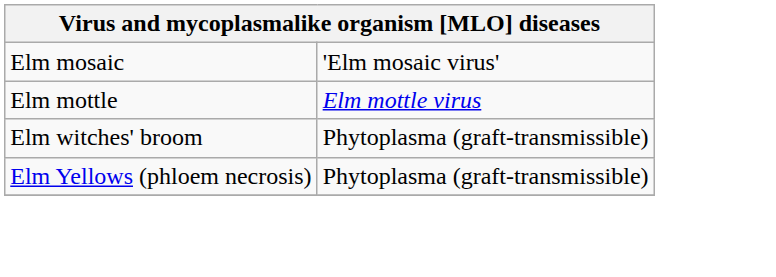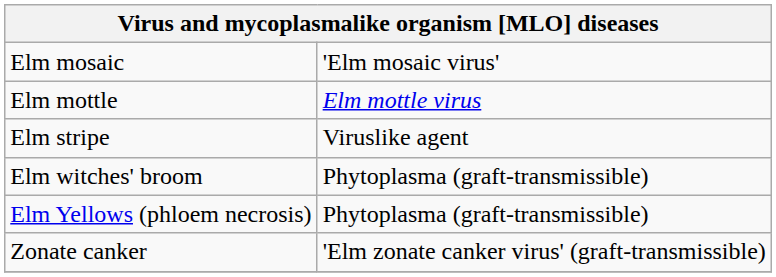+ row: (60, 137)
+ row: (79, 251)
